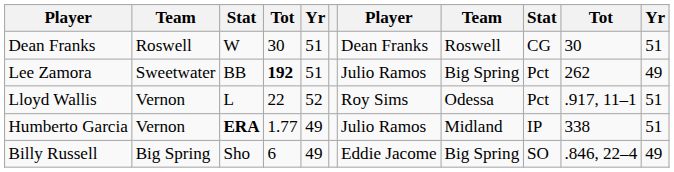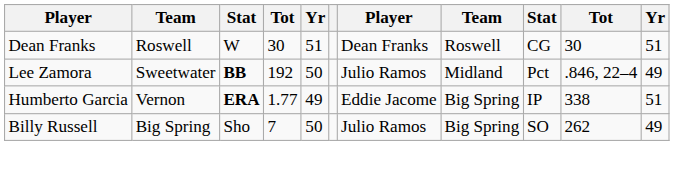(235, 72) normal -> (235, 72) bold
(280, 72) bold -> (280, 72) normal
(314, 72) 51 -> (314, 72) 50
(482, 72) Big Spring -> (474, 72) Midland
(577, 72) 262 -> (601, 72) .846, 22–4
- row: (53, 99)
(384, 126) Julio Ramos -> (389, 99) Eddie Jacome
(474, 126) Midland -> (482, 99) Big Spring
(272, 153) 6 -> (272, 126) 7
(314, 153) 49 -> (314, 126) 50
(389, 153) Eddie Jacome -> (384, 126) Julio Ramos
(601, 153) .846, 22–4 -> (577, 126) 262
